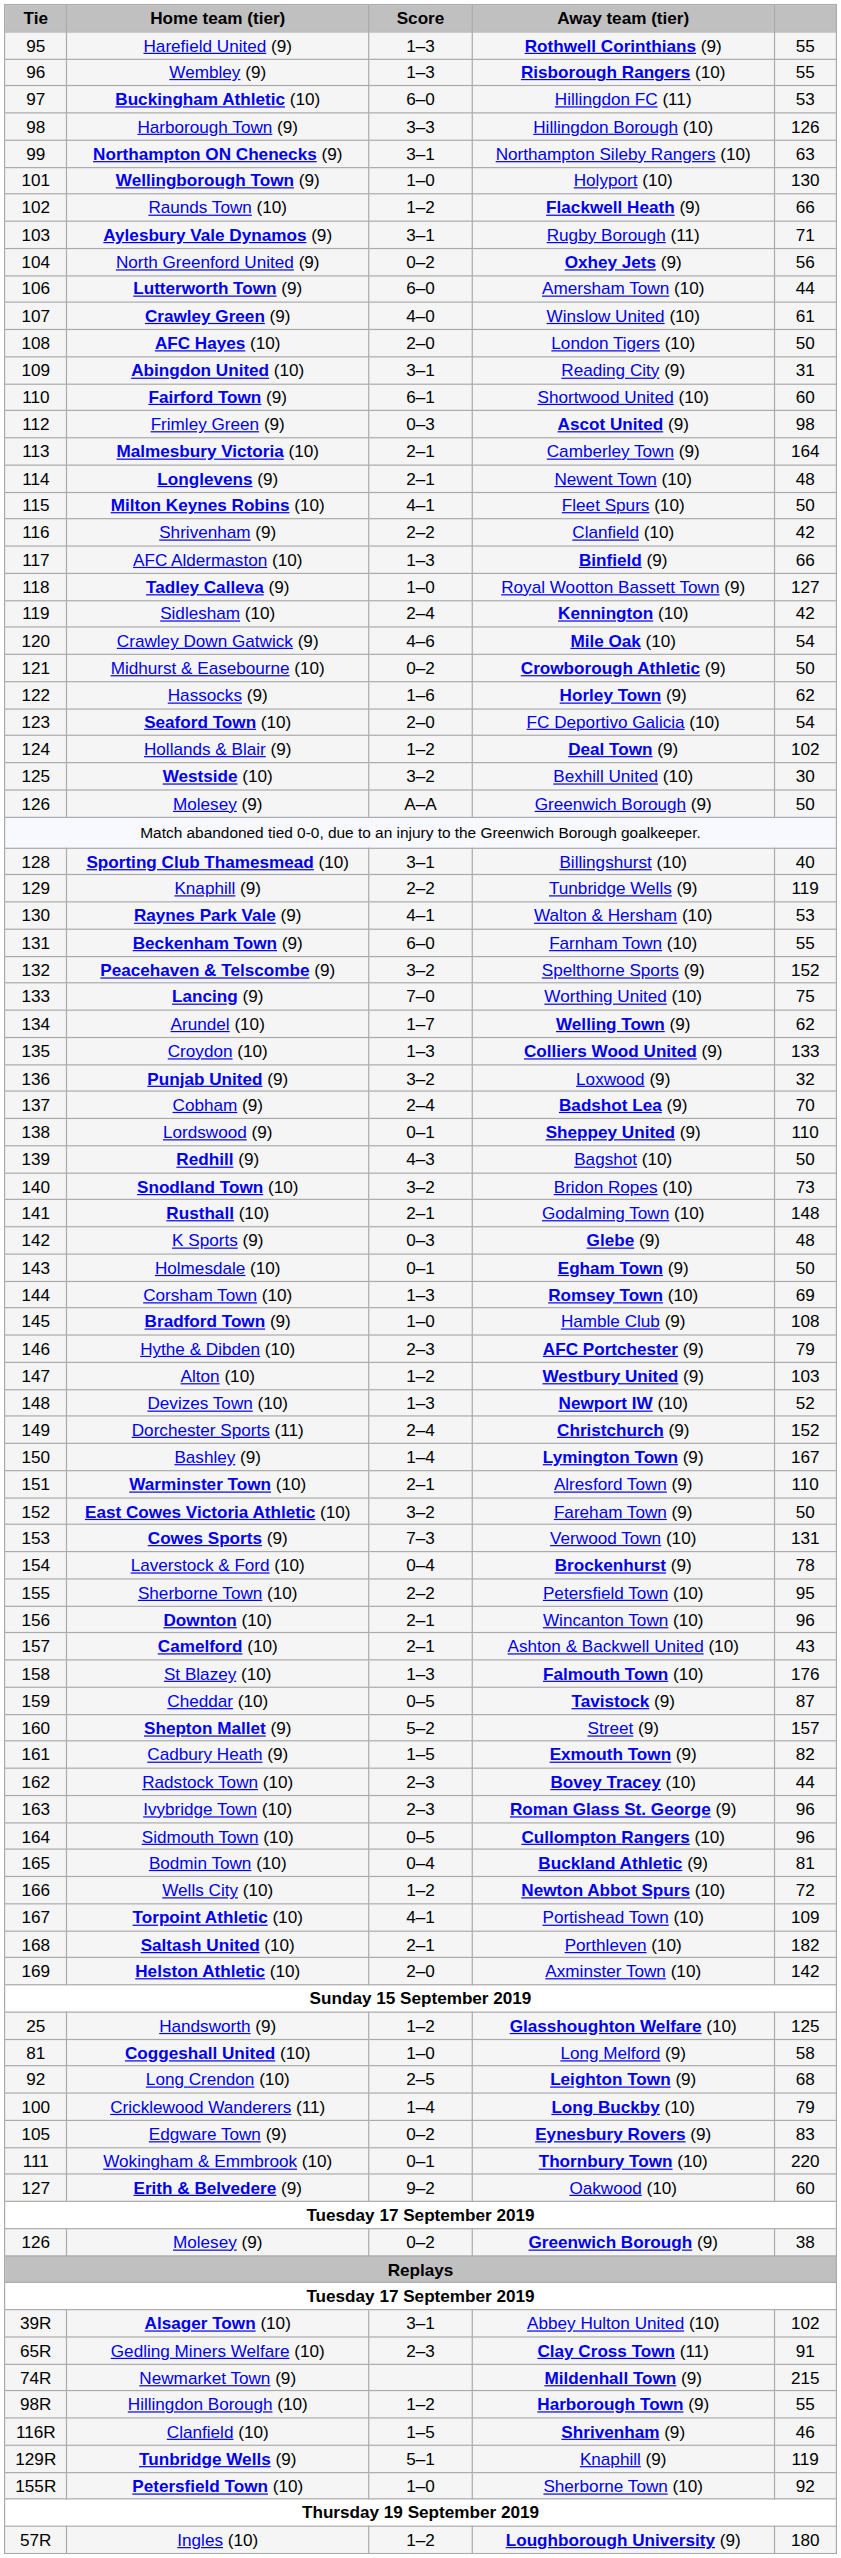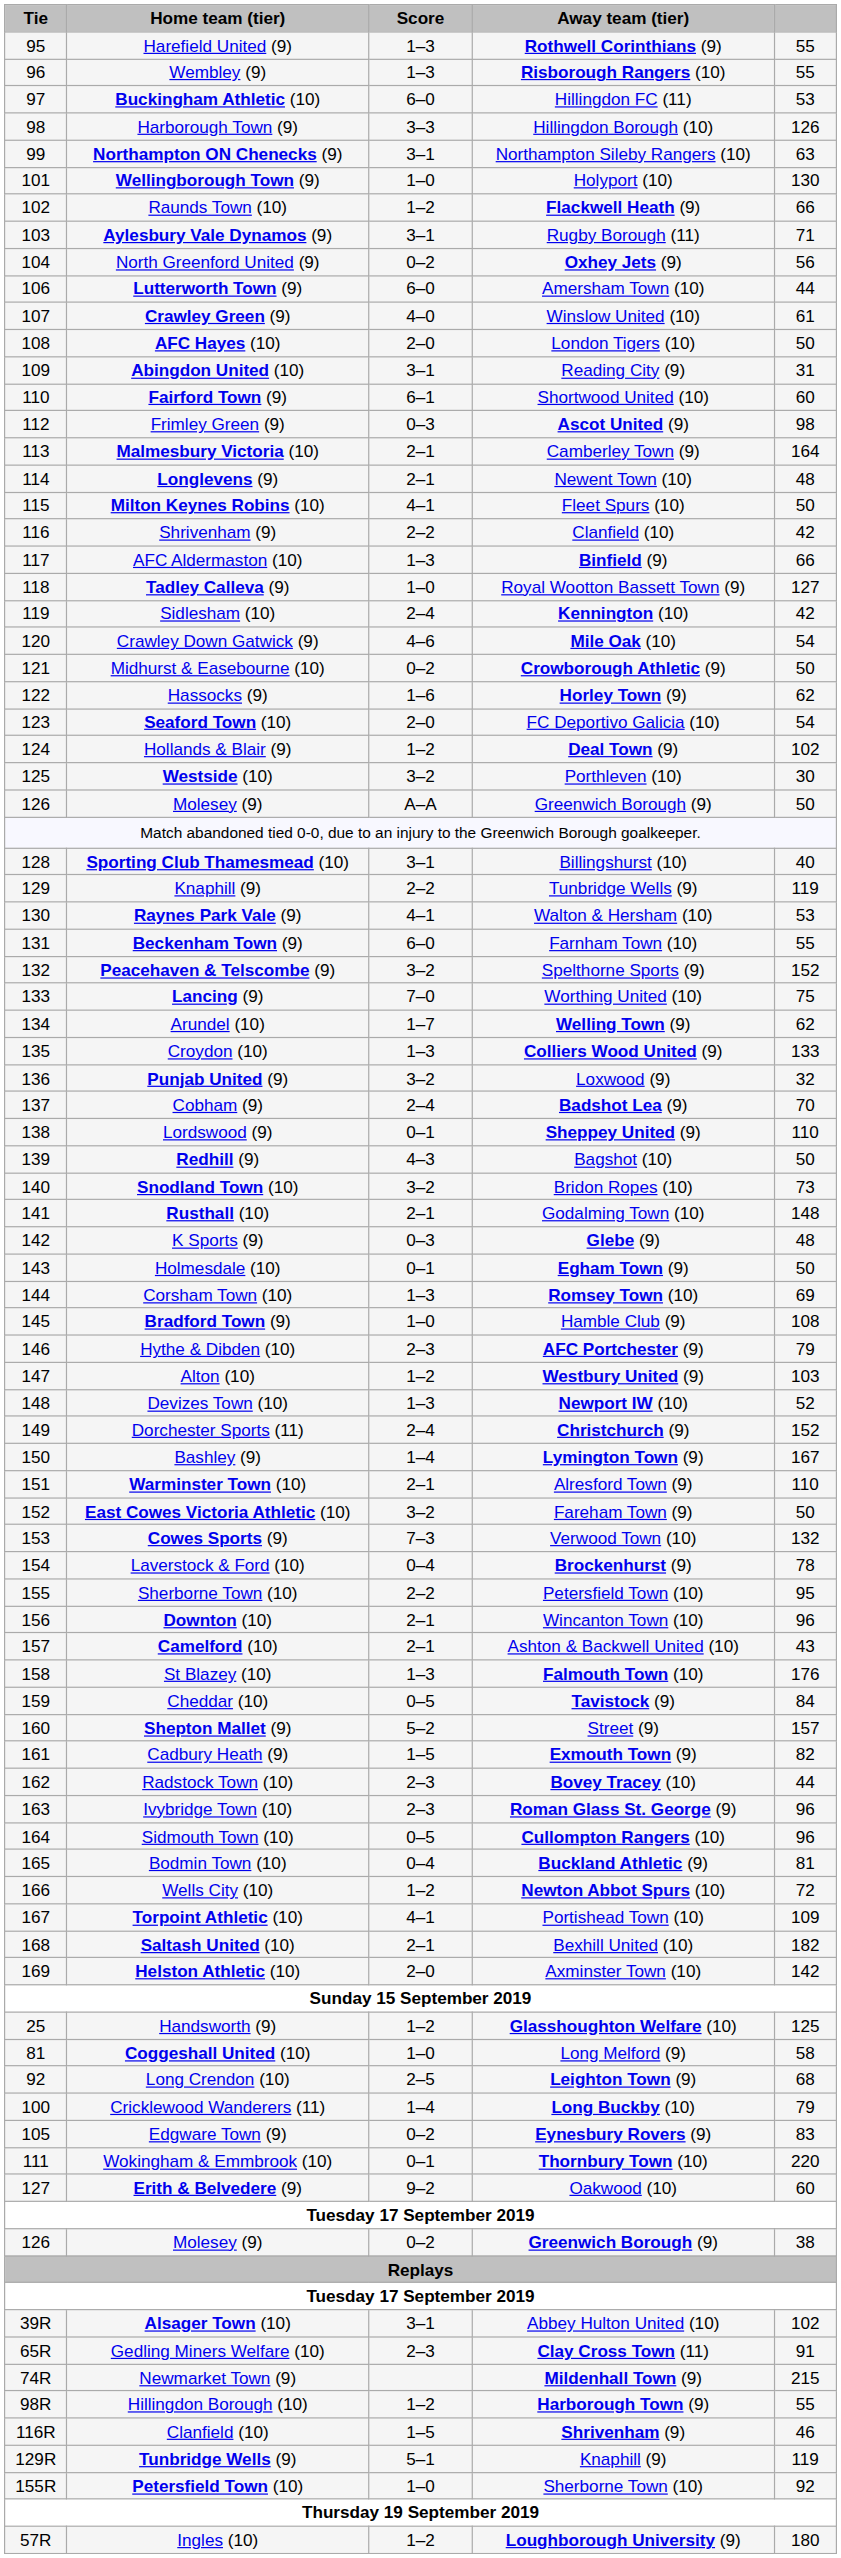(623, 777) Bexhill United (10) -> (623, 777) Porthleven (10)
(805, 1539) 131 -> (805, 1539) 132
(805, 1701) 87 -> (805, 1701) 84
(623, 1945) Porthleven (10) -> (623, 1945) Bexhill United (10)
